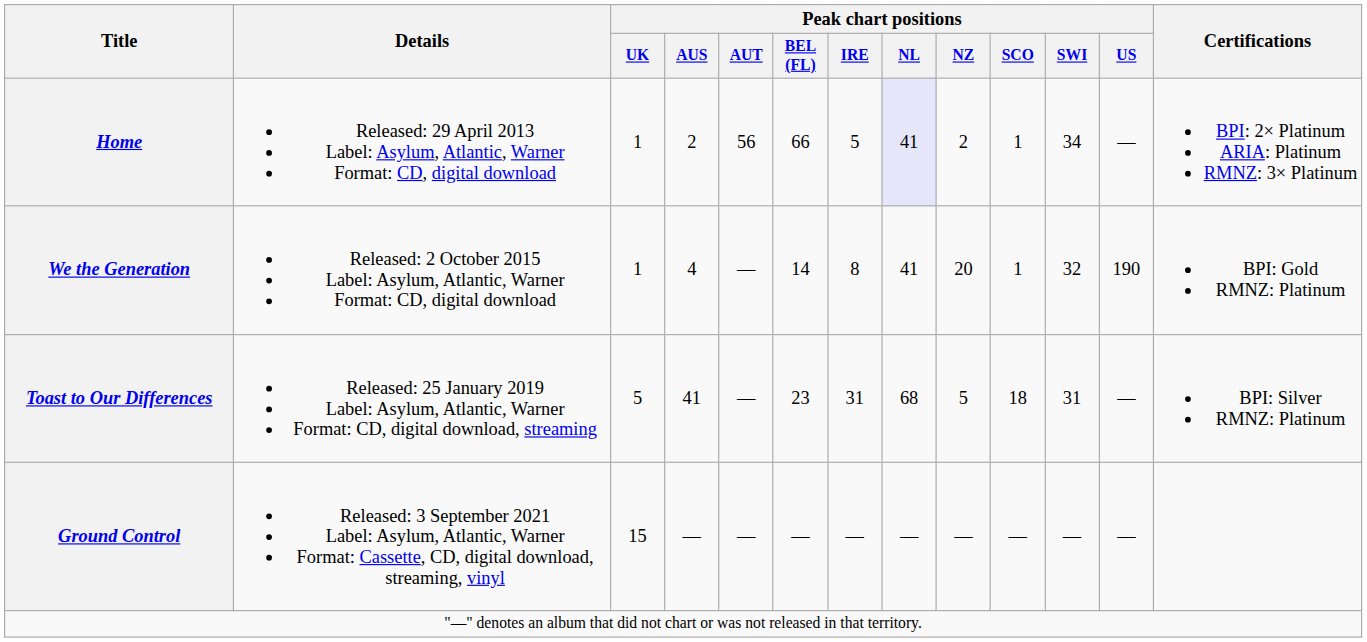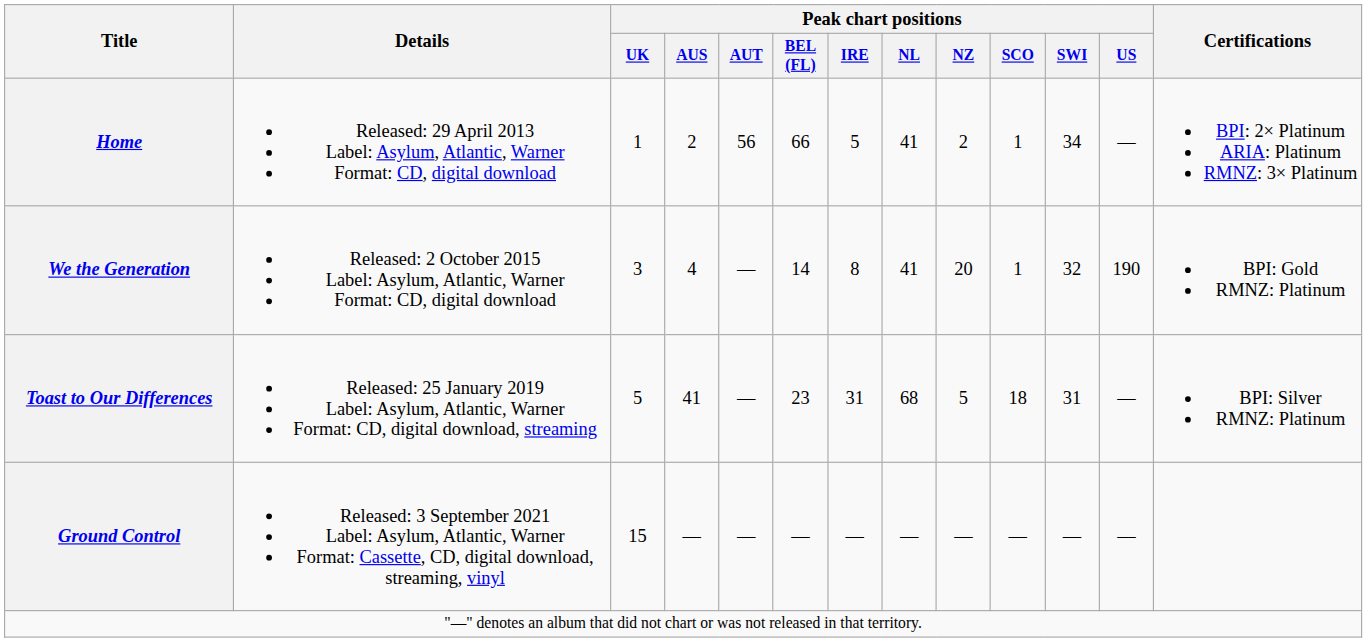(909, 141) lavender background -> (909, 141) no background
(637, 270) 1 -> (637, 270) 3
